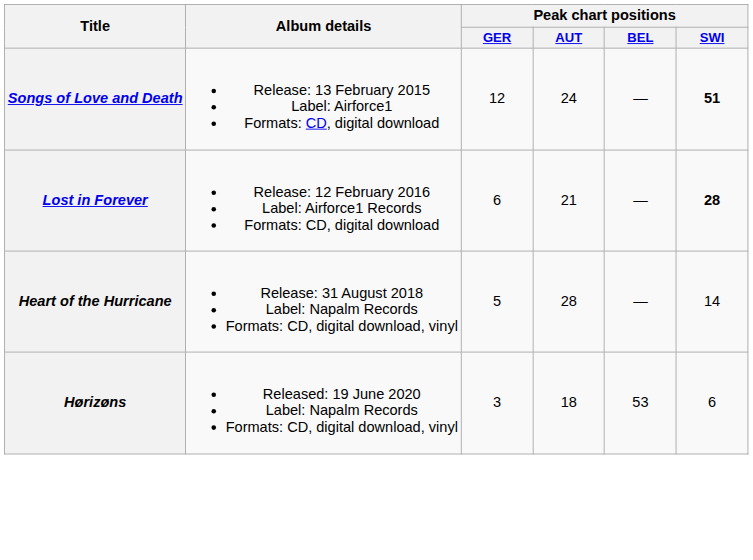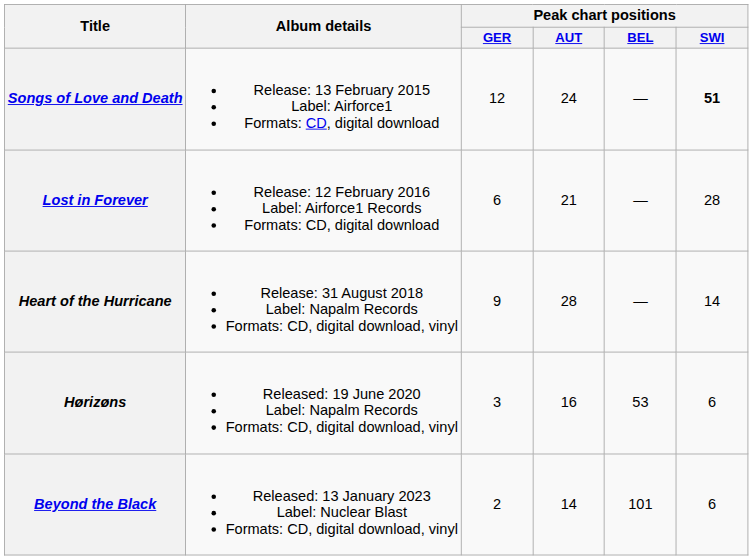(712, 200) bold -> (712, 200) normal
(497, 301) 5 -> (497, 301) 9
(569, 403) 18 -> (569, 403) 16
+ row: (95, 504)
